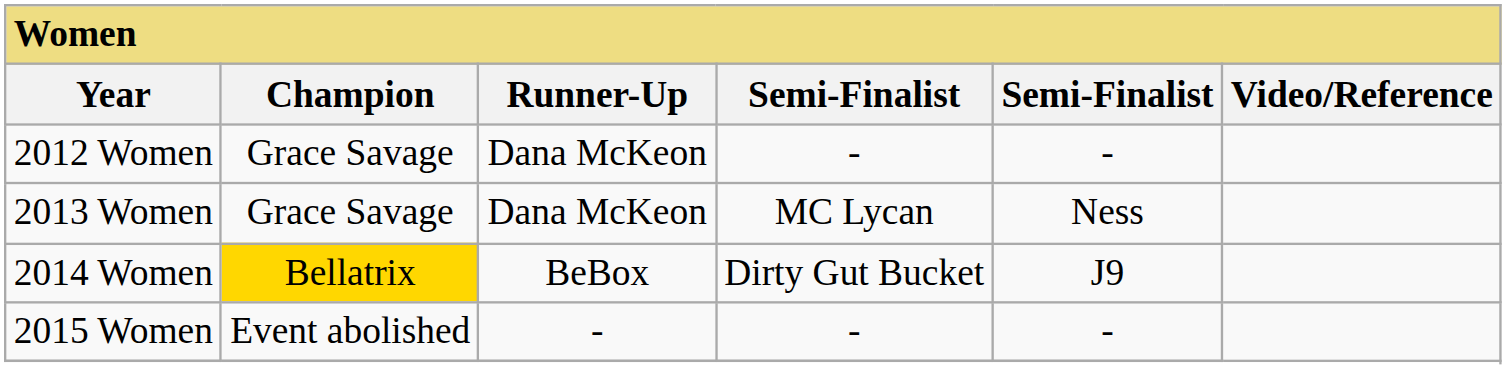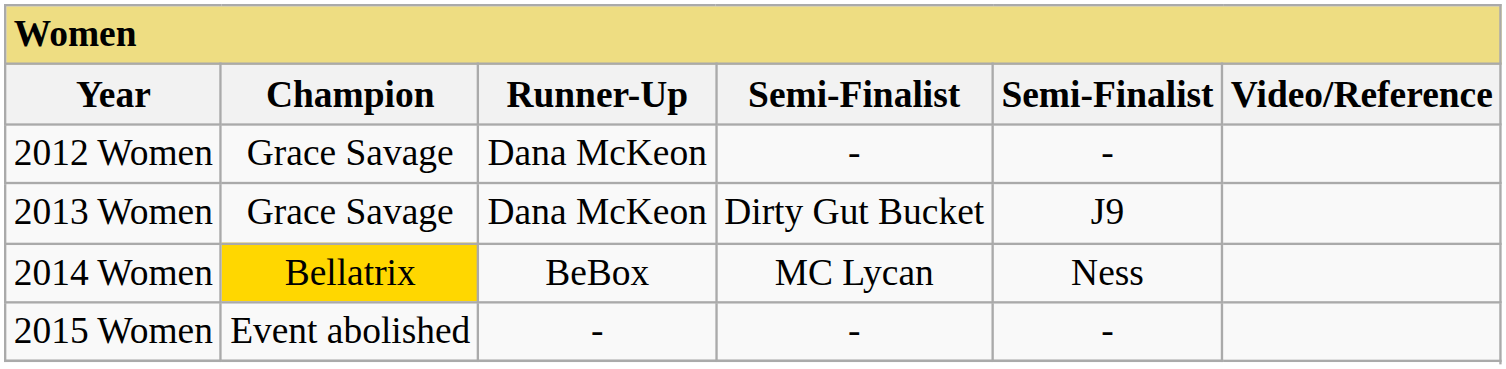(854, 212) MC Lycan -> (854, 212) Dirty Gut Bucket
(1108, 212) Ness -> (1108, 212) J9
(854, 271) Dirty Gut Bucket -> (854, 271) MC Lycan
(1108, 271) J9 -> (1108, 271) Ness
